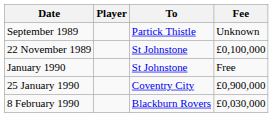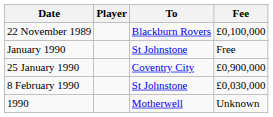- row: (43, 31)
(160, 49) St Johnstone -> (172, 31) Blackburn Rovers
(172, 103) Blackburn Rovers -> (160, 85) St Johnstone
+ row: (18, 103)
